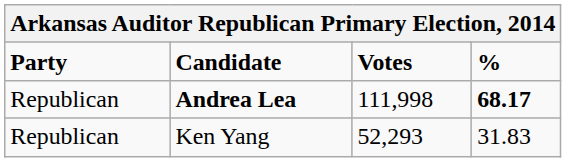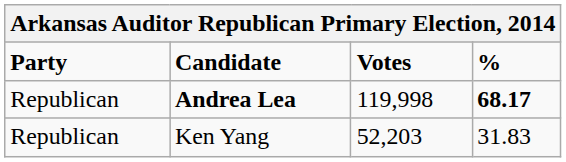(395, 99) 111,998 -> (395, 99) 119,998
(390, 136) 52,293 -> (389, 136) 52,203
